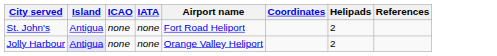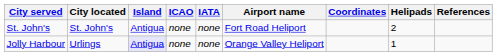+ column: (98, 12)
(333, 43) 2 -> (393, 43) 1
